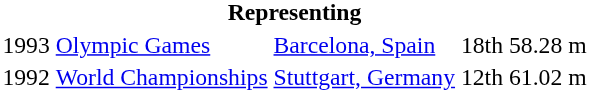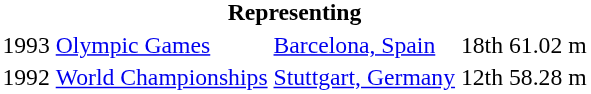(548, 45) 58.28 m -> (548, 45) 61.02 m
(548, 77) 61.02 m -> (548, 77) 58.28 m
